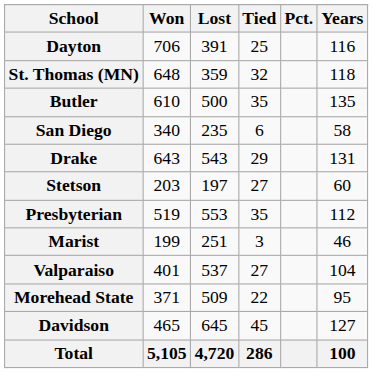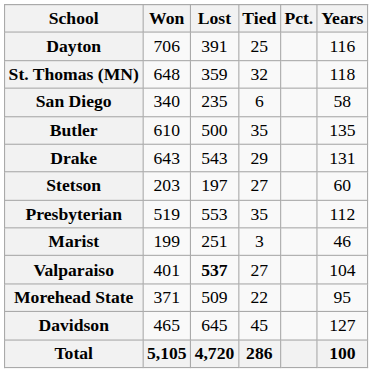rows swapped: (74, 130) <-> (74, 102)
(214, 269) normal -> (214, 269) bold
